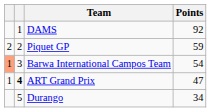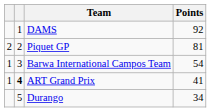(198, 46) 59 -> (198, 46) 81
(9, 63) lightsalmon background -> (9, 63) no background
(198, 80) 47 -> (198, 80) 41
